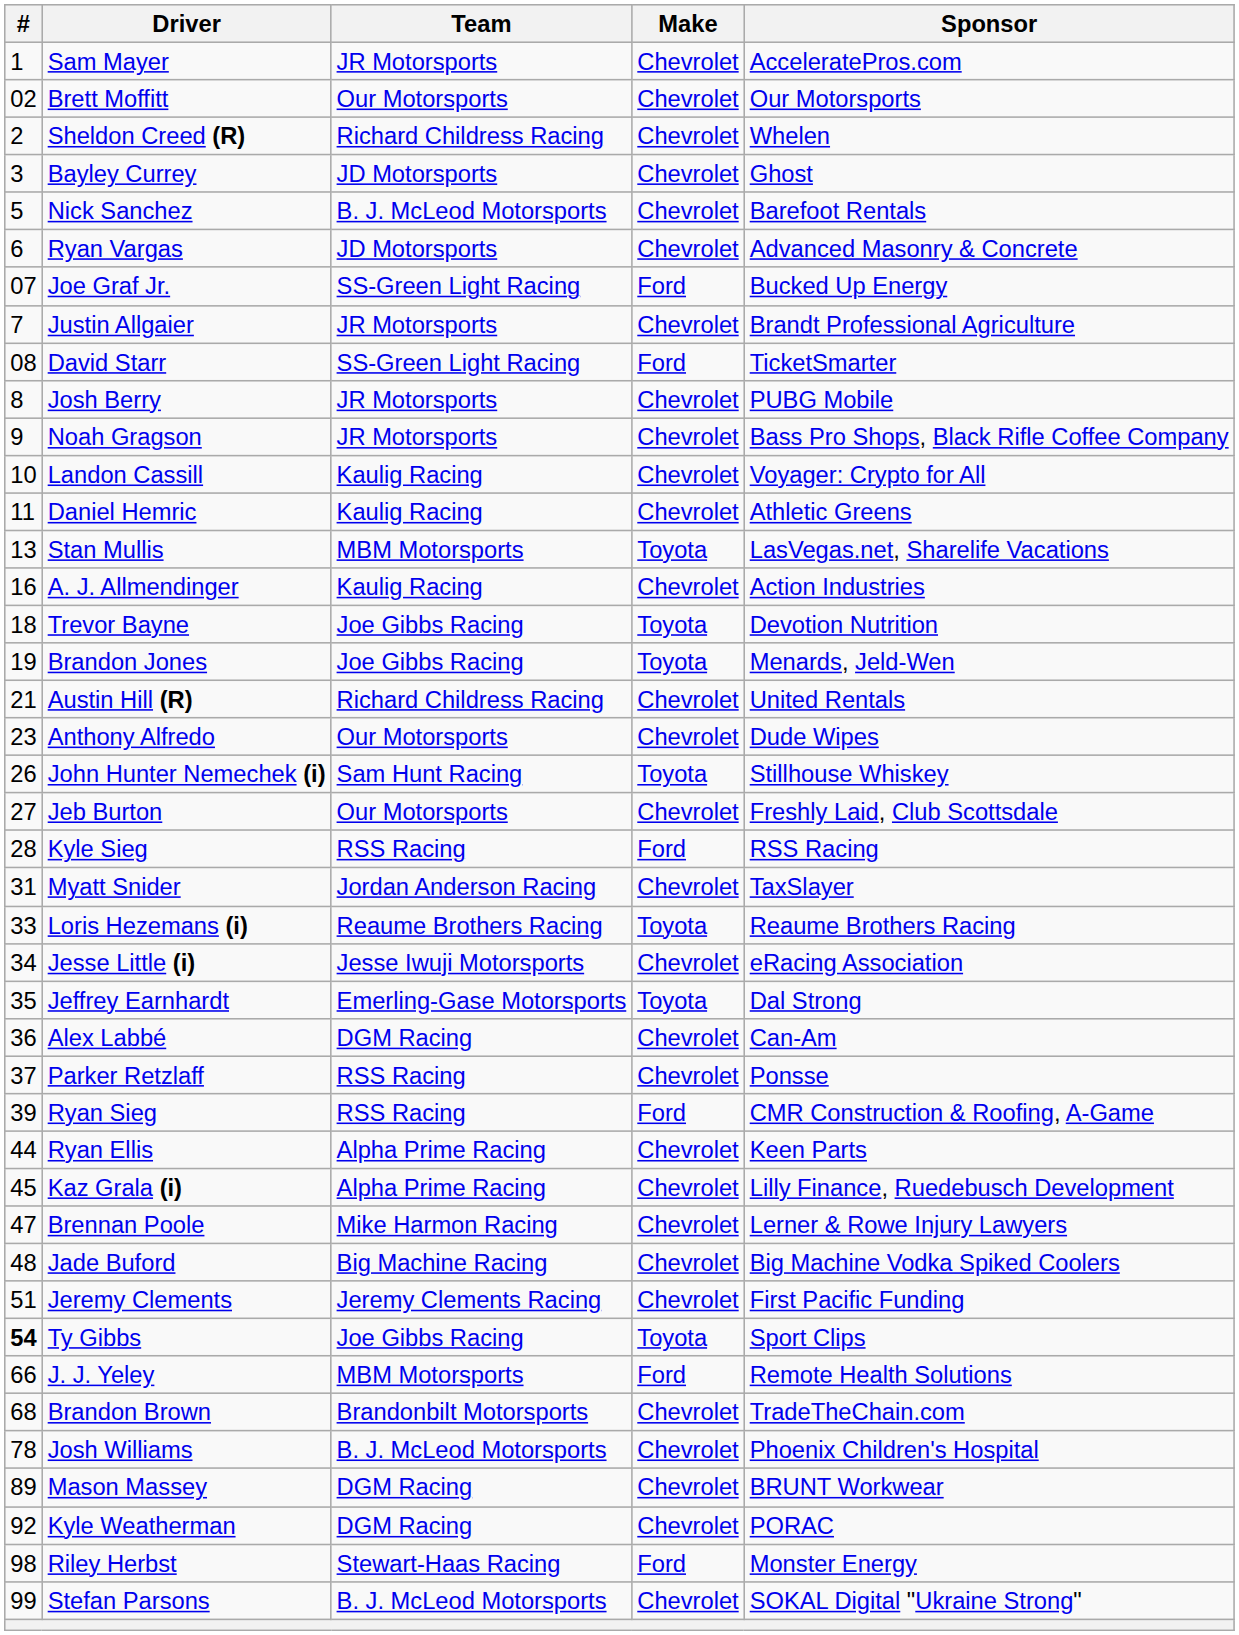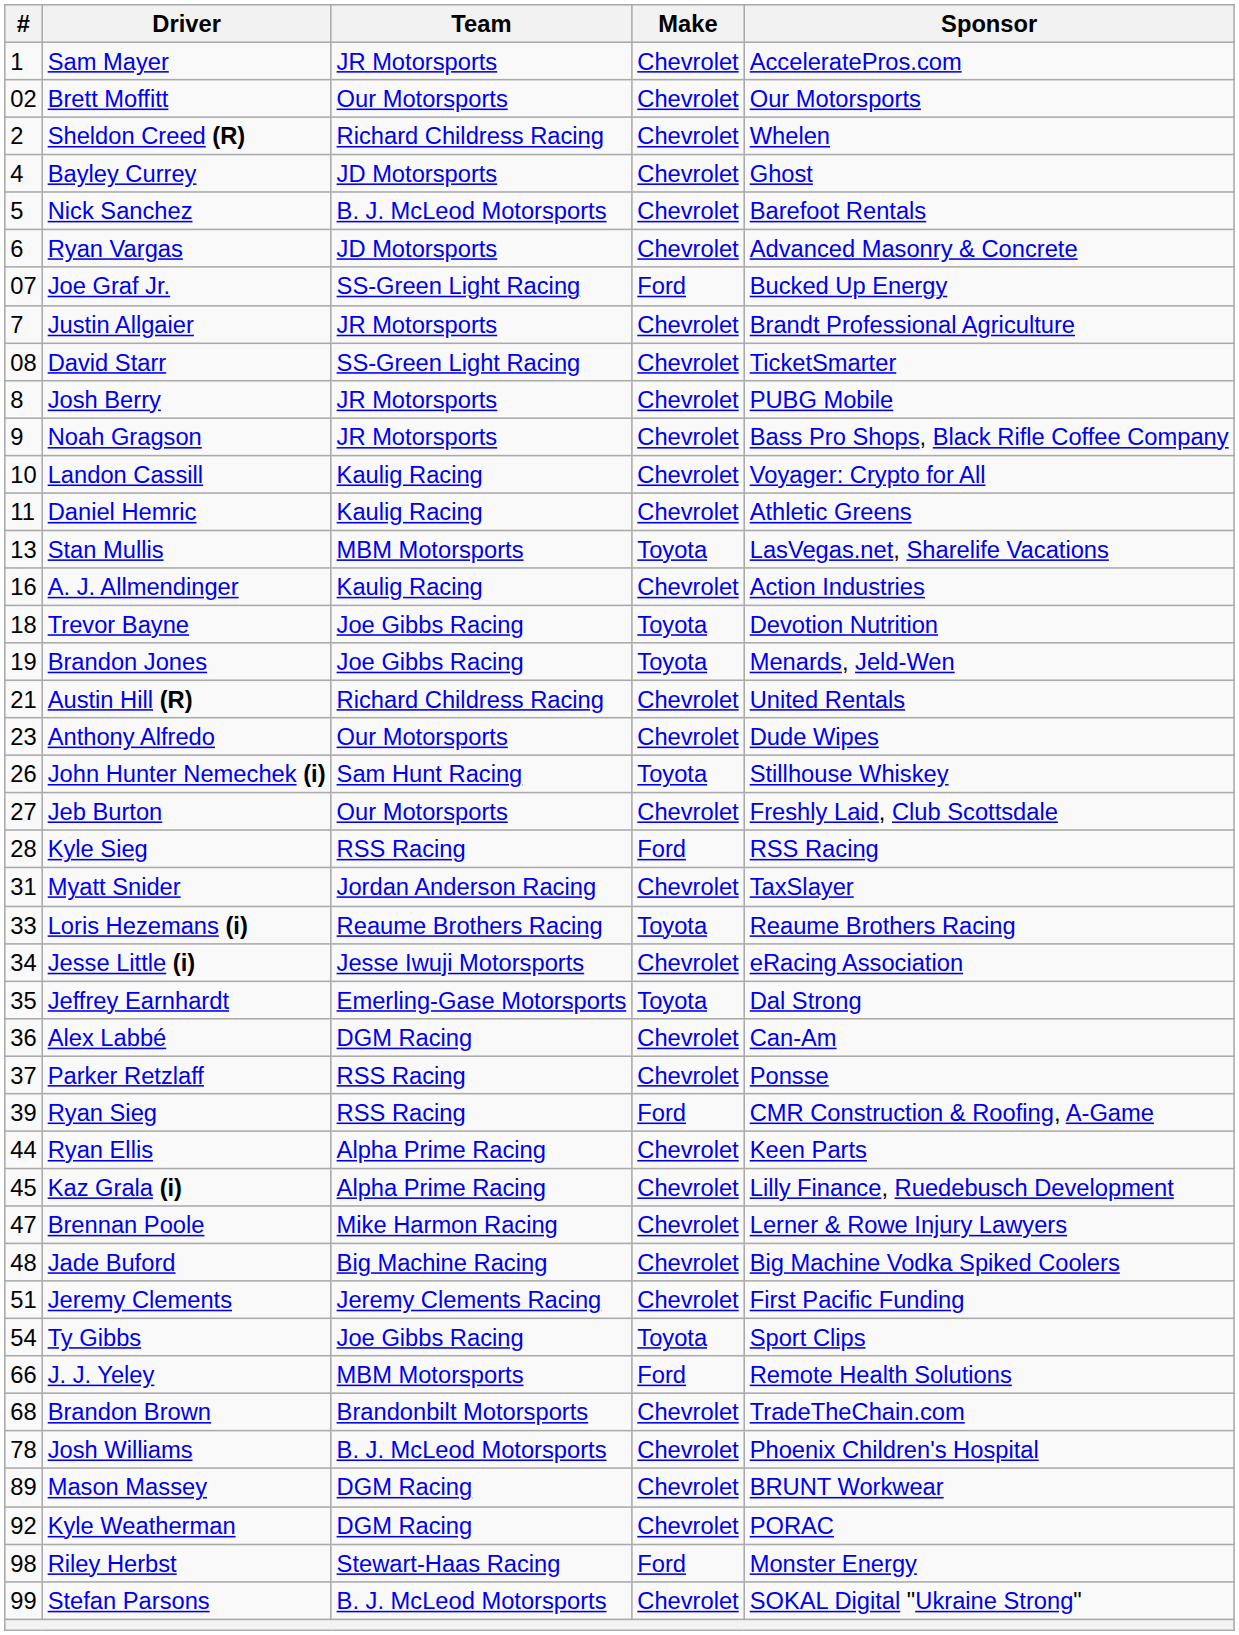(17, 174) 3 -> (17, 174) 4
(662, 362) Ford -> (688, 362) Chevrolet
(23, 1338) bold -> (23, 1338) normal
